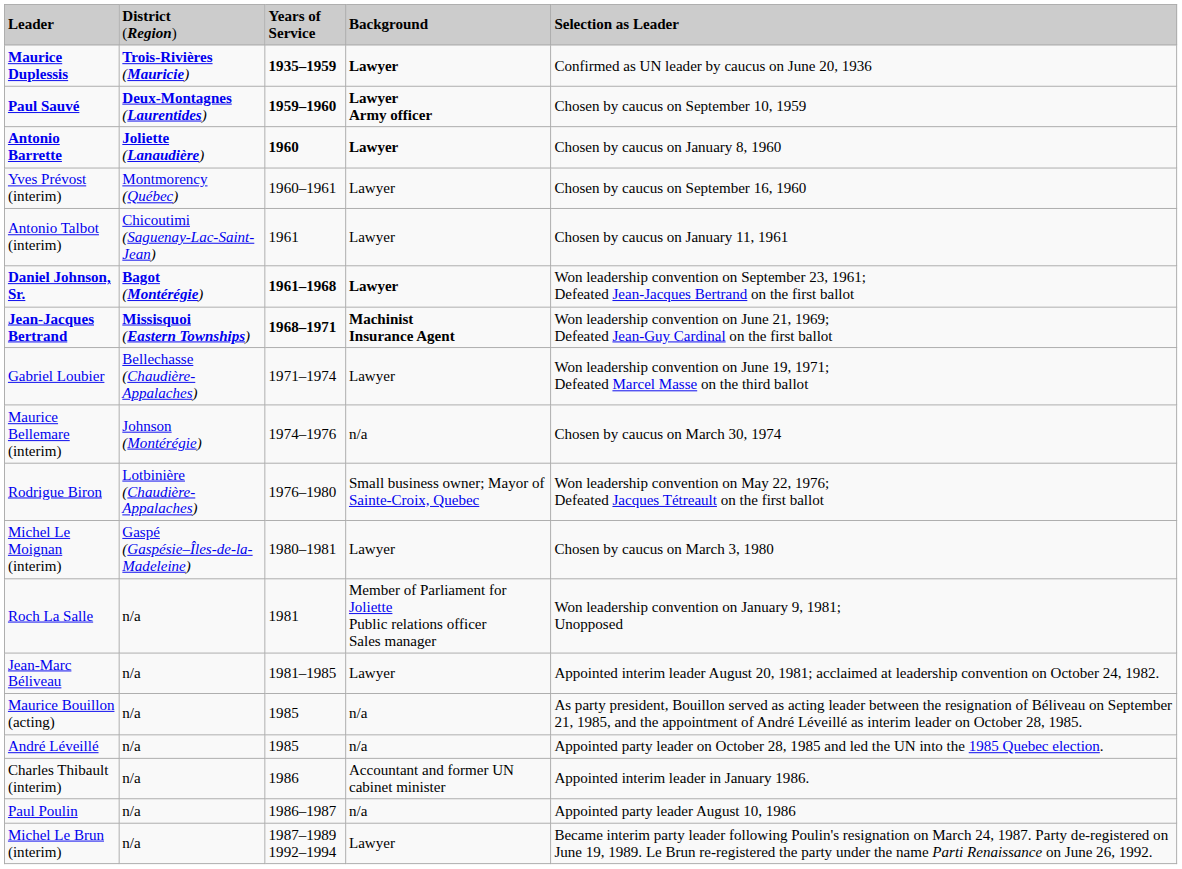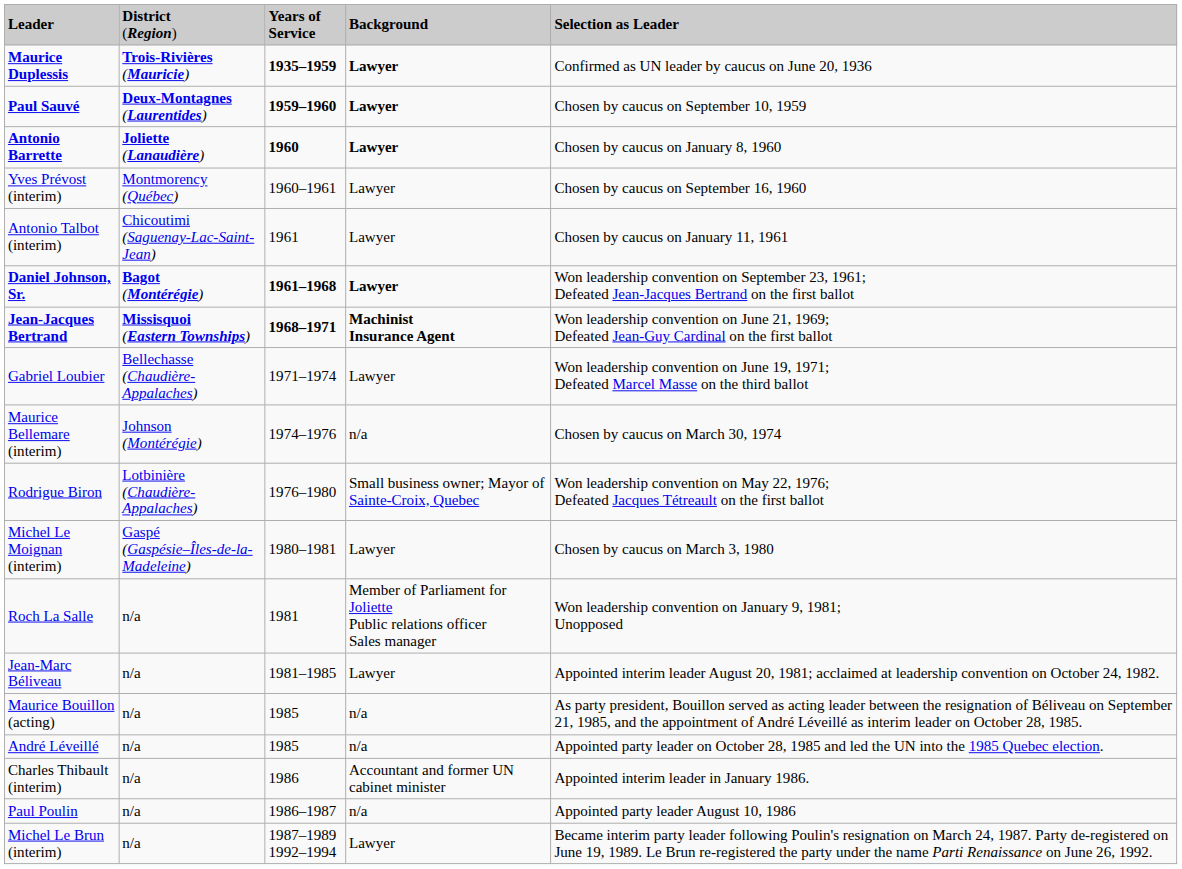(391, 106) Lawyer Army officer -> (374, 106) Lawyer
